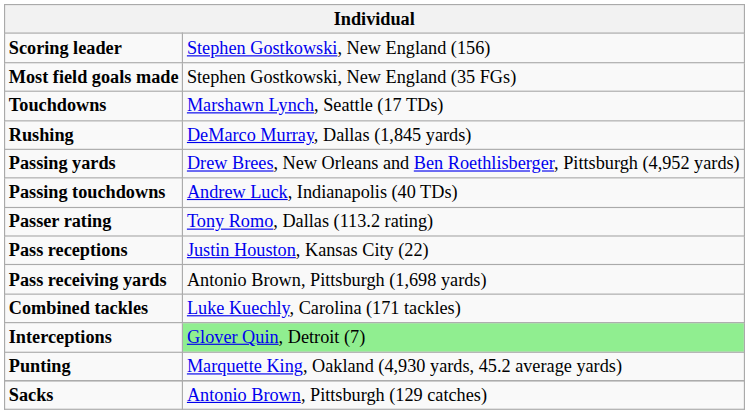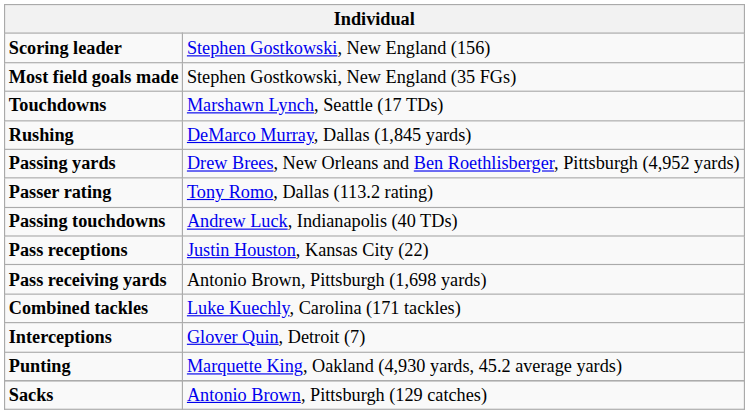rows swapped: (87, 192) <-> (60, 221)
(276, 337) lightgreen background -> (276, 337) no background
